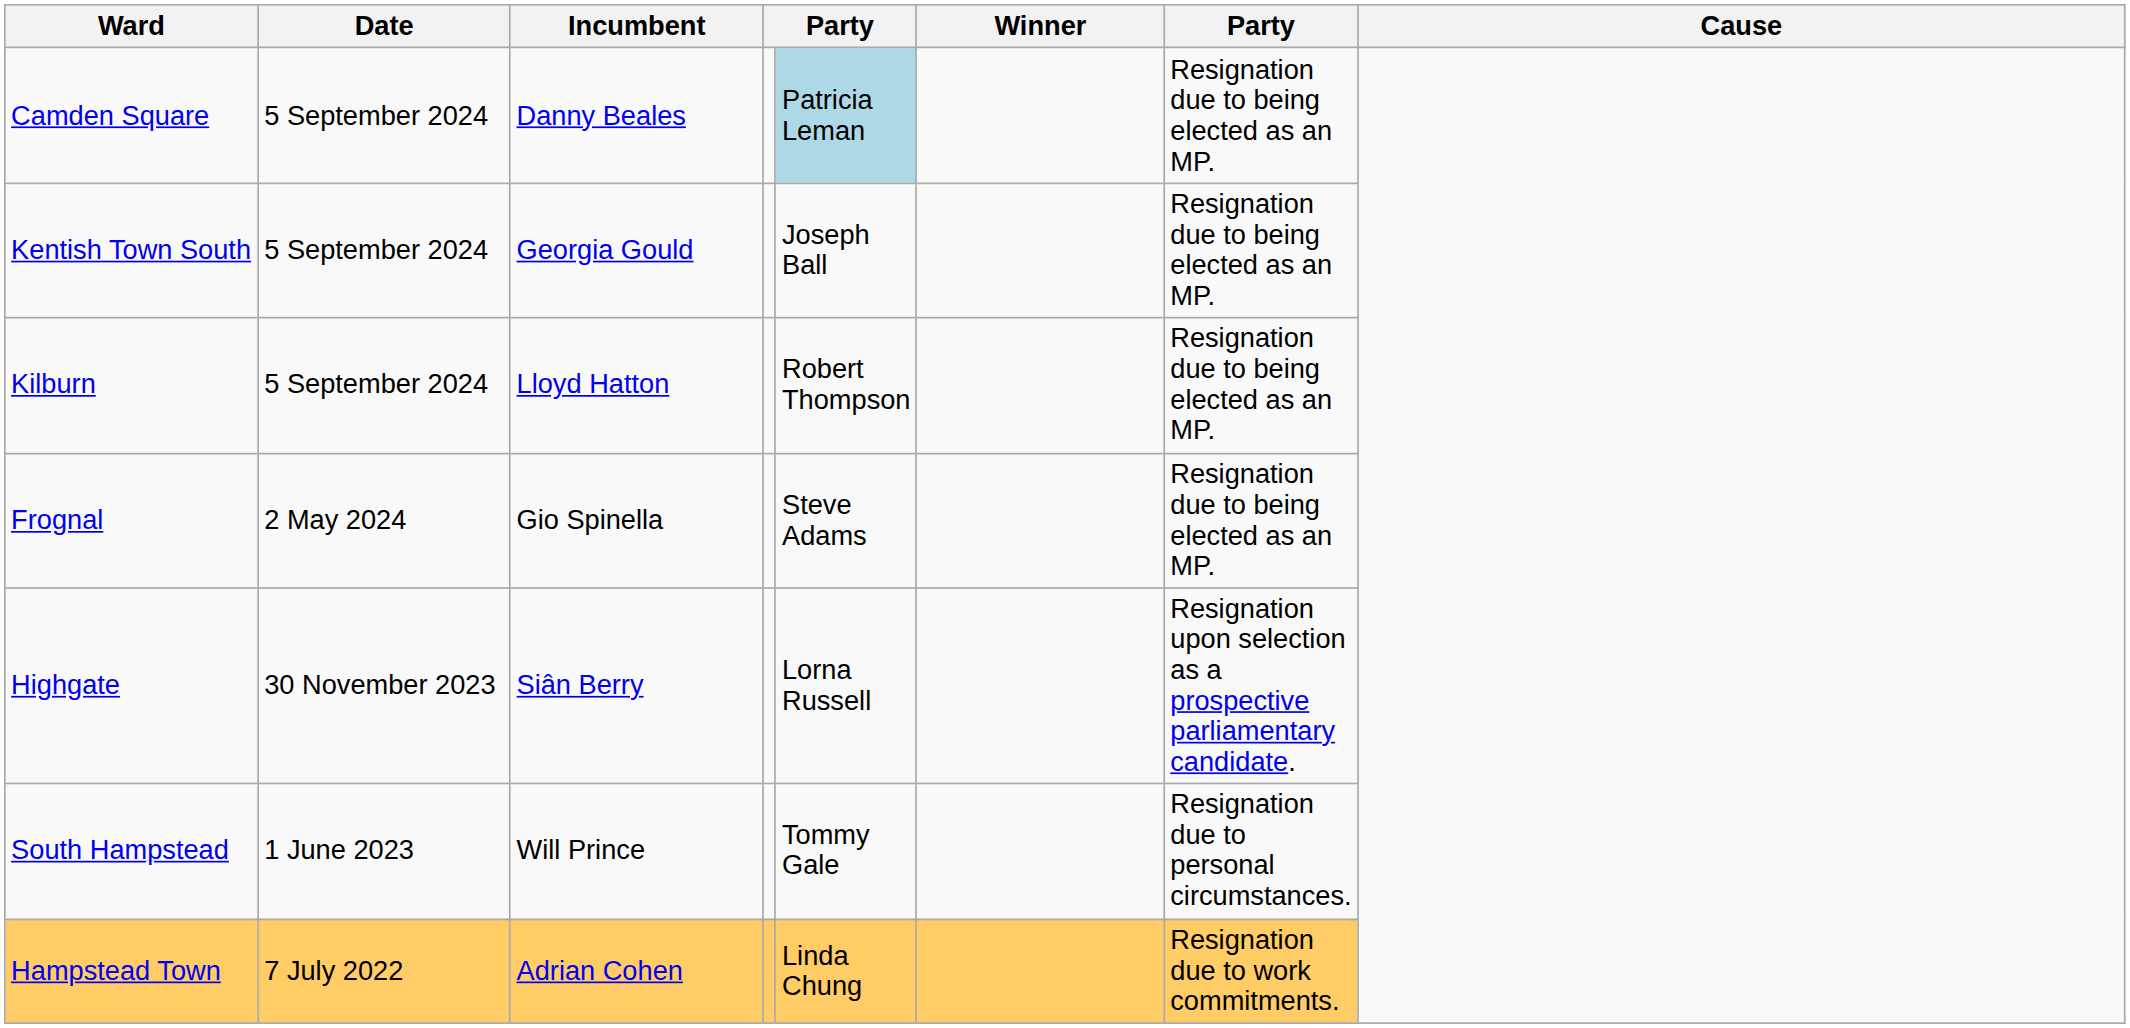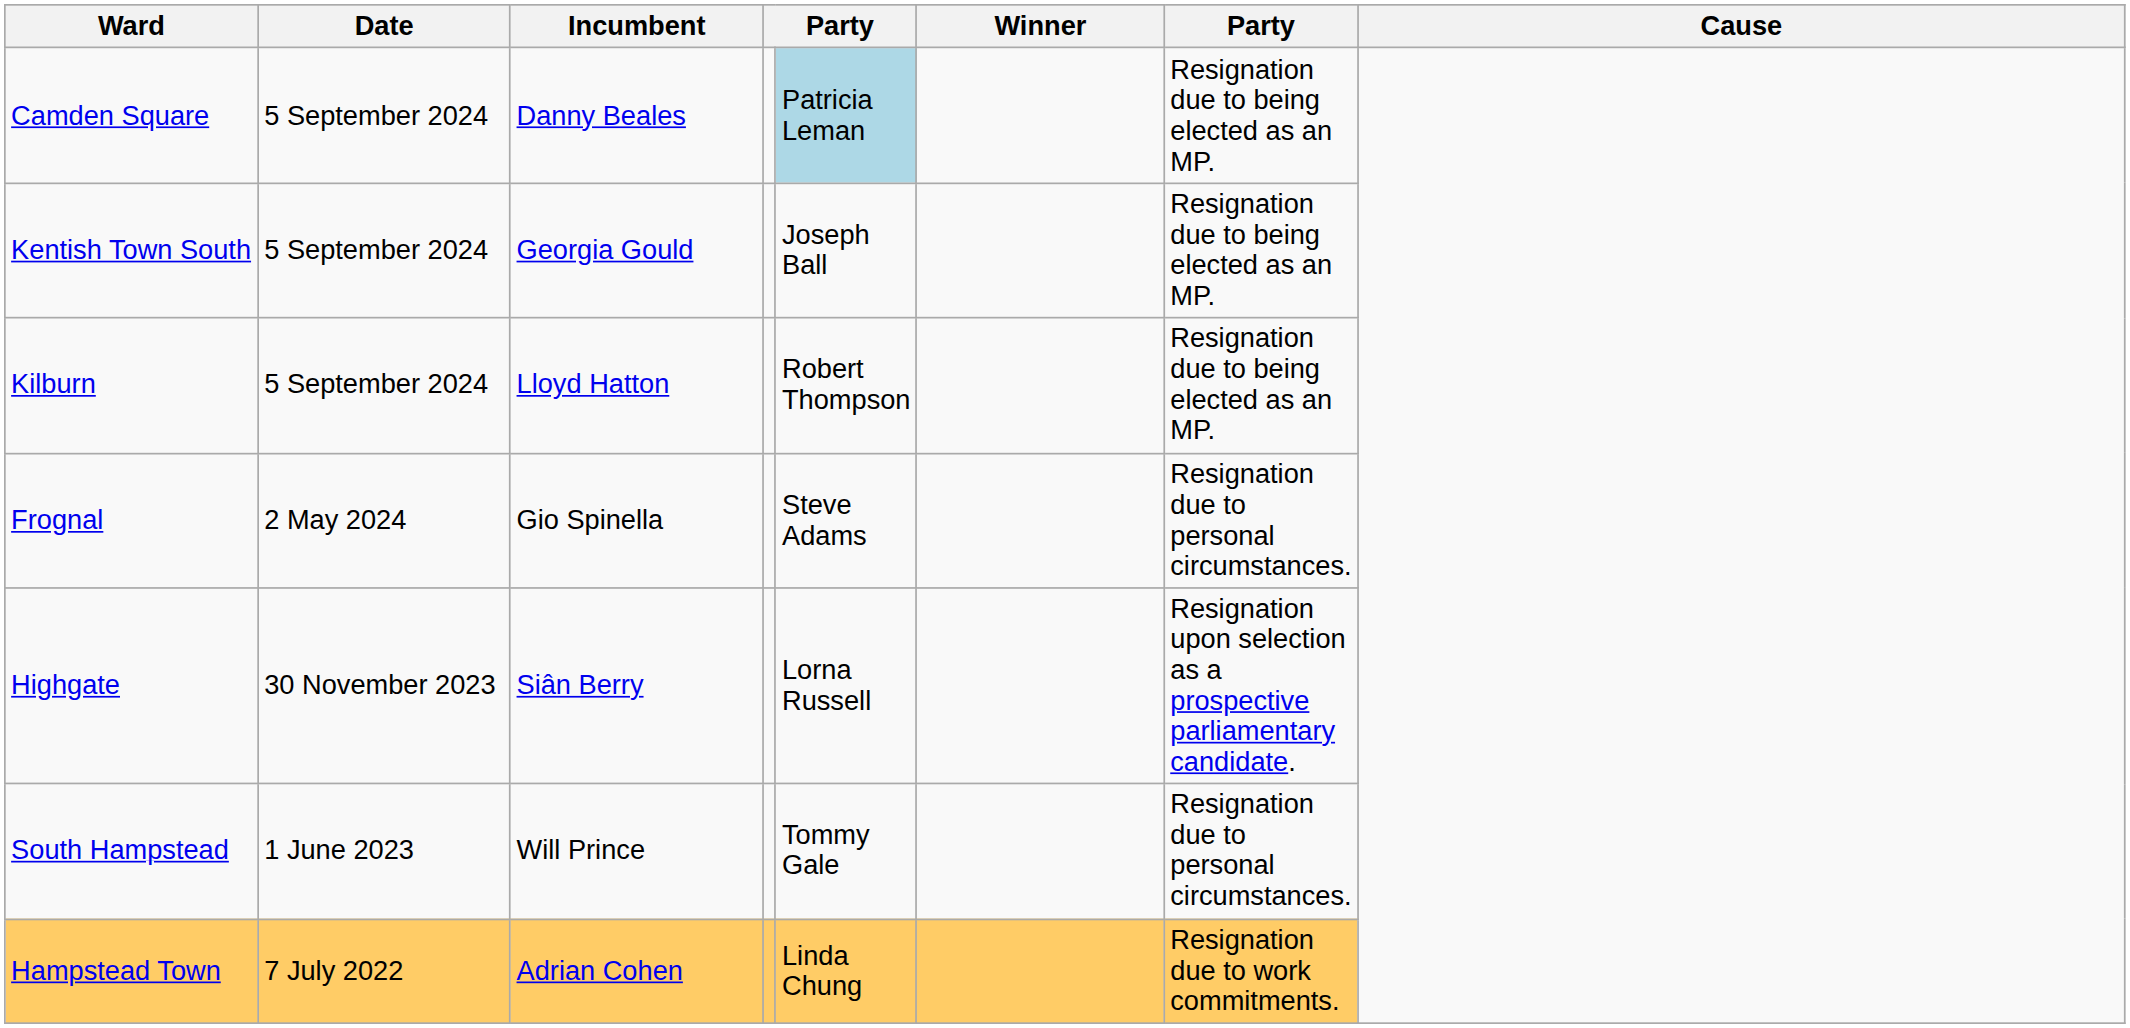(1251, 519) Resignation due to being elected as an MP. -> (1261, 519) Resignation due to personal circumstances.
